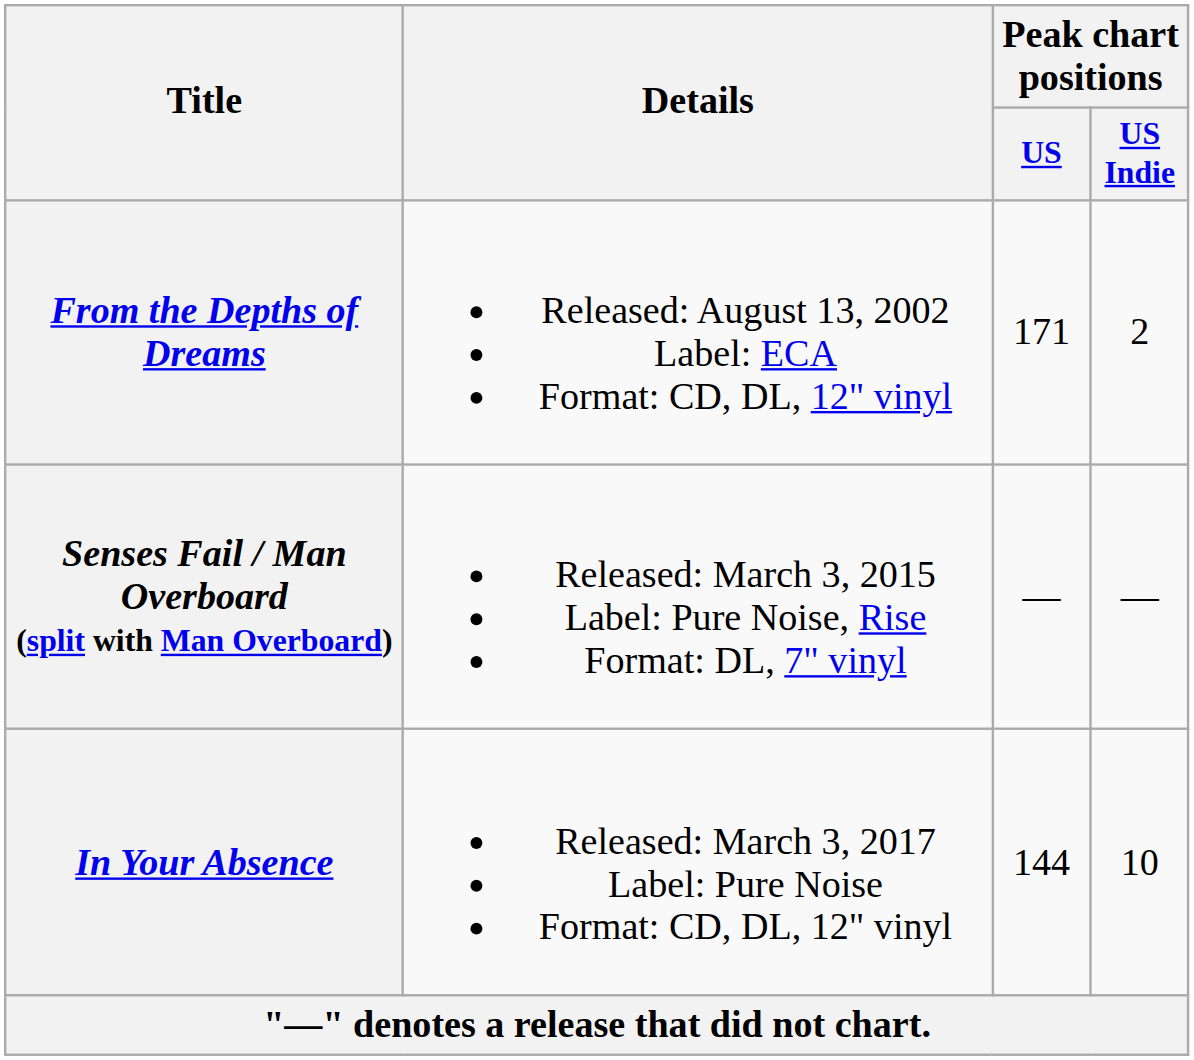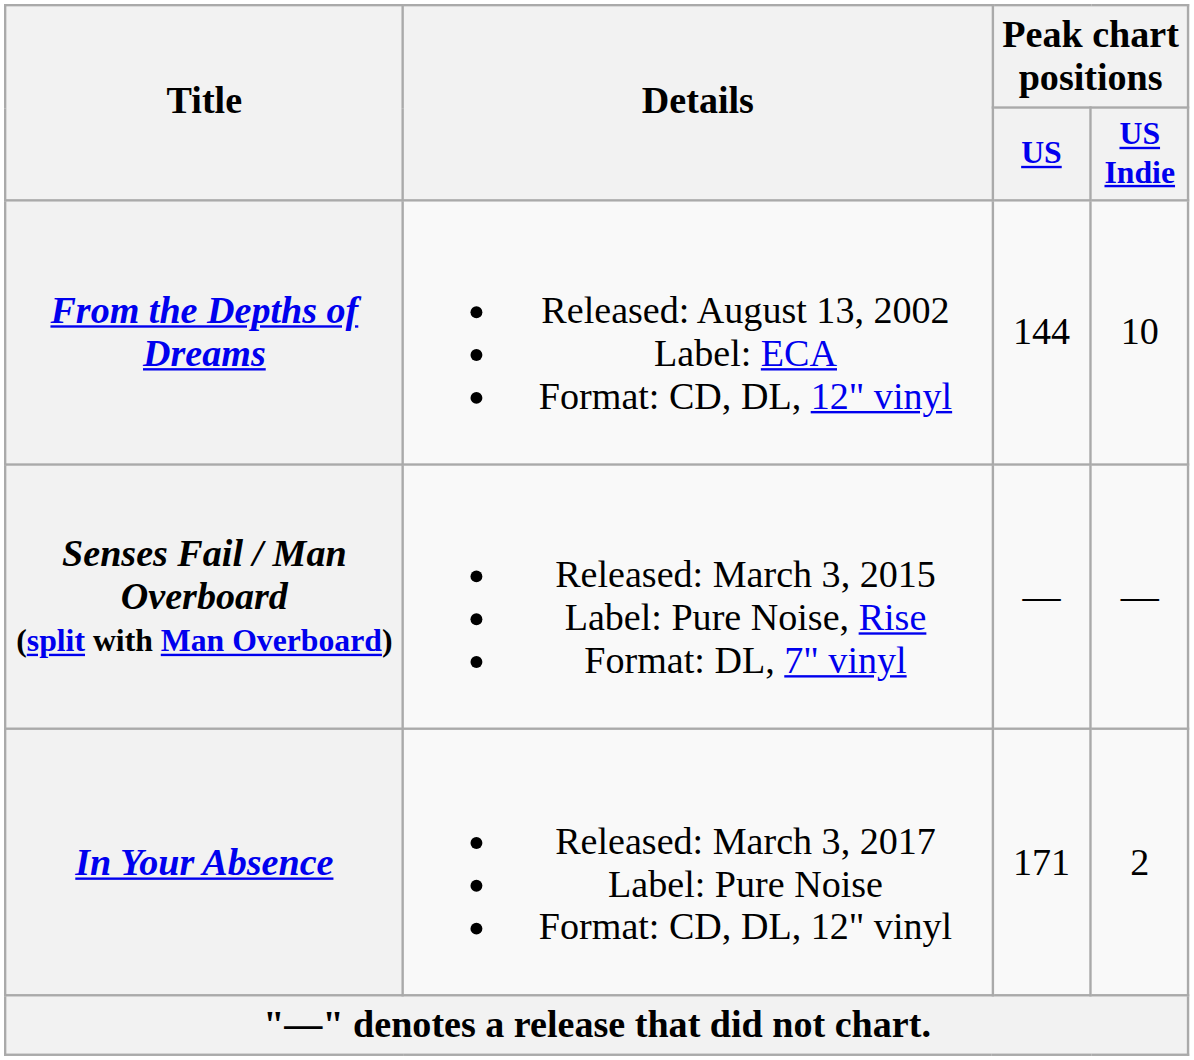(1041, 331) 171 -> (1041, 331) 144
(1140, 331) 2 -> (1140, 331) 10
(1041, 861) 144 -> (1041, 861) 171
(1140, 861) 10 -> (1140, 861) 2
